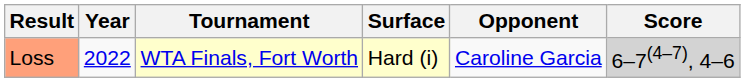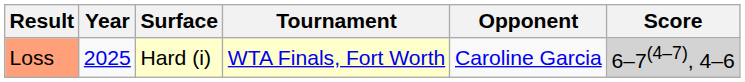columns swapped: (249, 21) <-> (407, 21)
(107, 57) 2022 -> (107, 57) 2025
